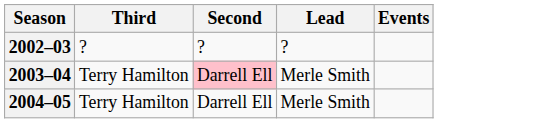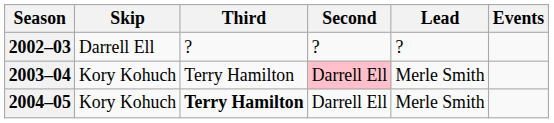+ column: (128, 18)
(134, 103) normal -> (244, 103) bold
